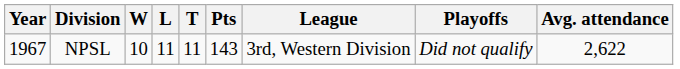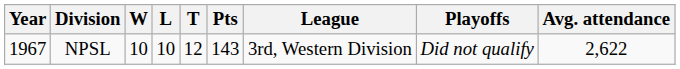(165, 49) 11 -> (166, 49) 10
(192, 49) 11 -> (193, 49) 12
